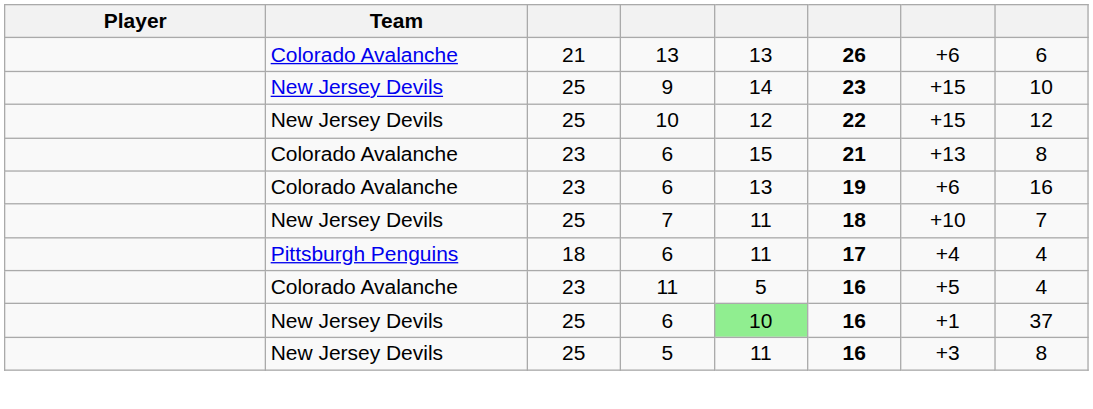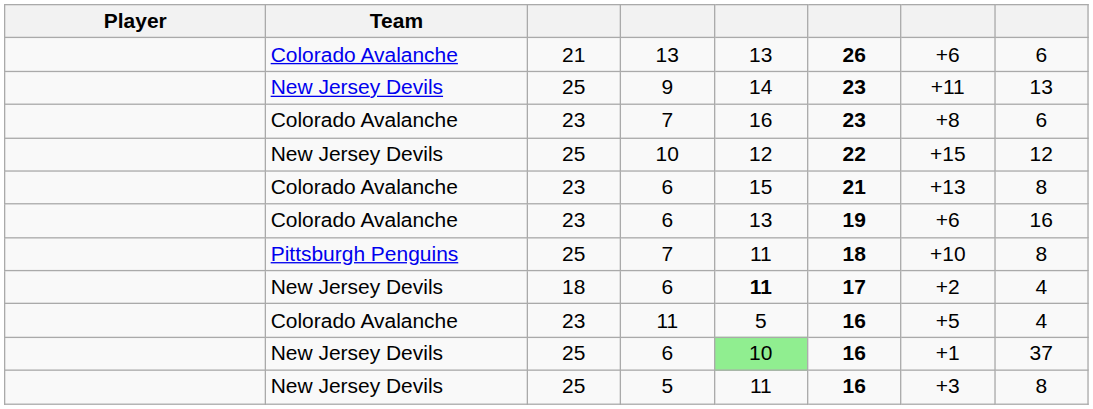(948, 87) +15 -> (948, 87) +11
(1041, 87) 10 -> (1041, 87) 13
+ row: (574, 120)
(357, 220) New Jersey Devils -> (364, 253) Pittsburgh Penguins
(1041, 220) 7 -> (1041, 253) 8
(364, 253) Pittsburgh Penguins -> (357, 287) New Jersey Devils
(761, 253) normal -> (761, 287) bold
(948, 253) +4 -> (948, 287) +2
